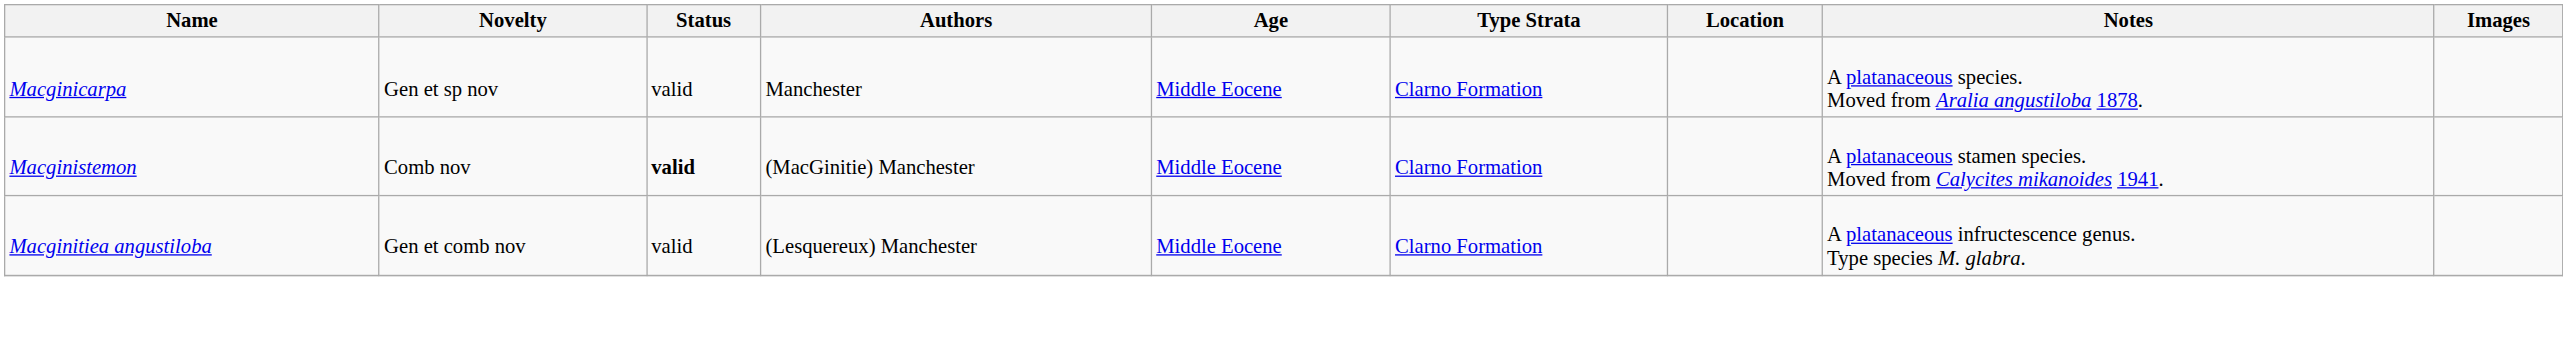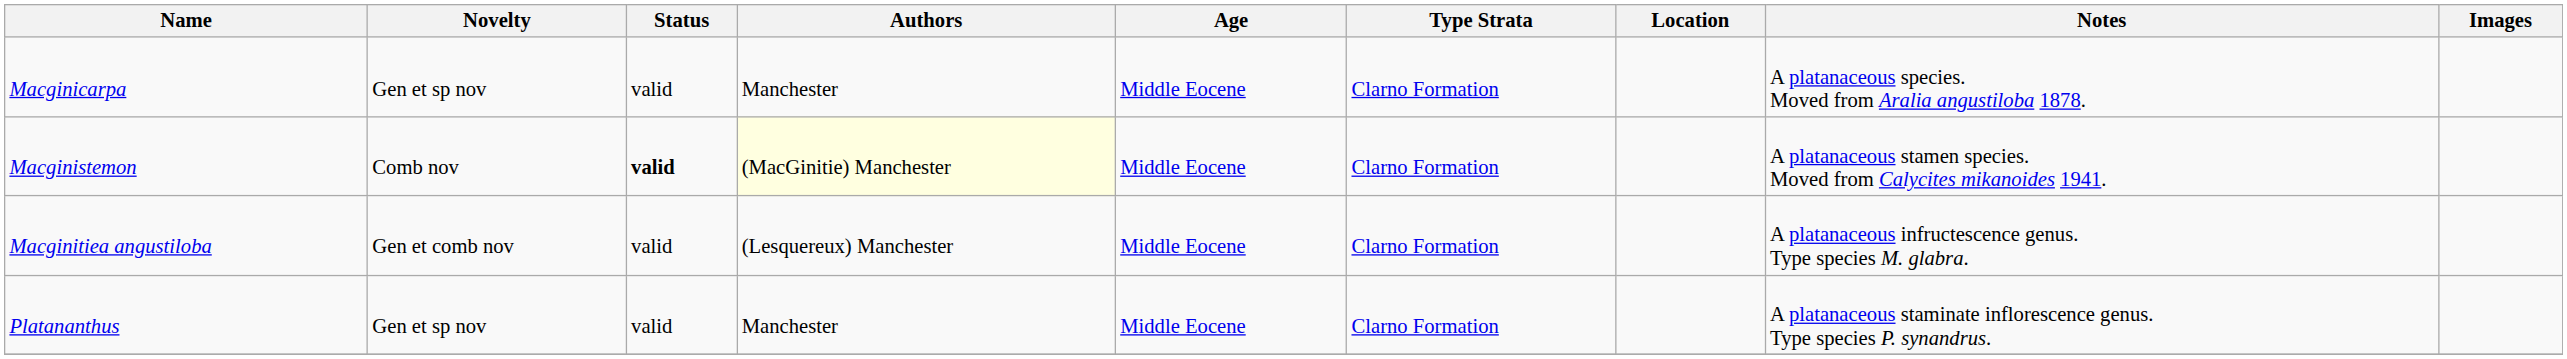(870, 167) no background -> (846, 167) lightyellow background
+ row: (64, 325)
